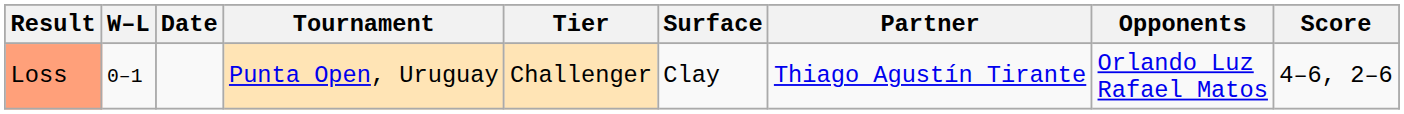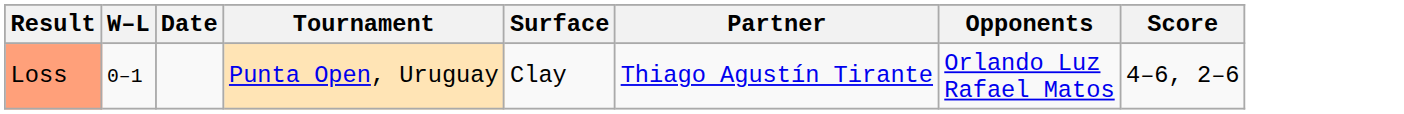- column: (581, 24)
